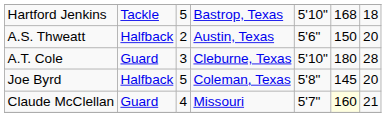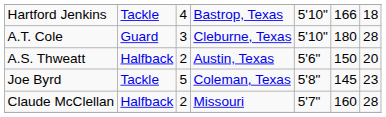(183, 15) 5 -> (183, 15) 4
(345, 15) 168 -> (345, 15) 166
rows swapped: (46, 36) <-> (35, 58)
(147, 79) Halfback -> (140, 79) Tackle
(371, 79) 20 -> (371, 79) 23
(139, 101) Guard -> (147, 101) Halfback
(183, 101) 4 -> (183, 101) 2
(345, 101) lightyellow background -> (345, 101) no background
(371, 101) 21 -> (371, 101) 28
